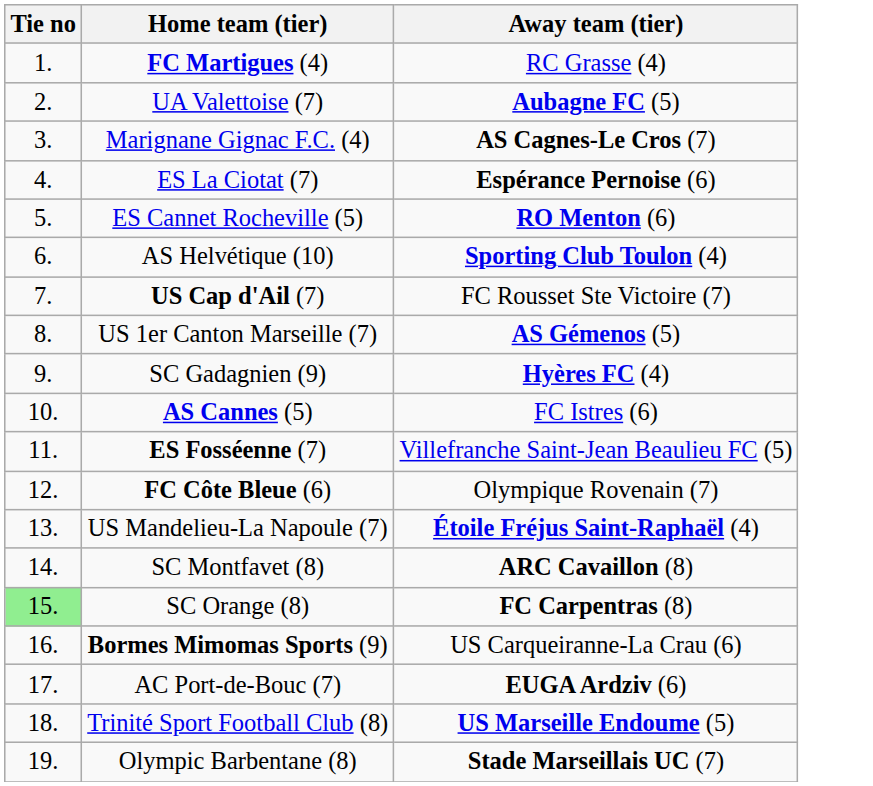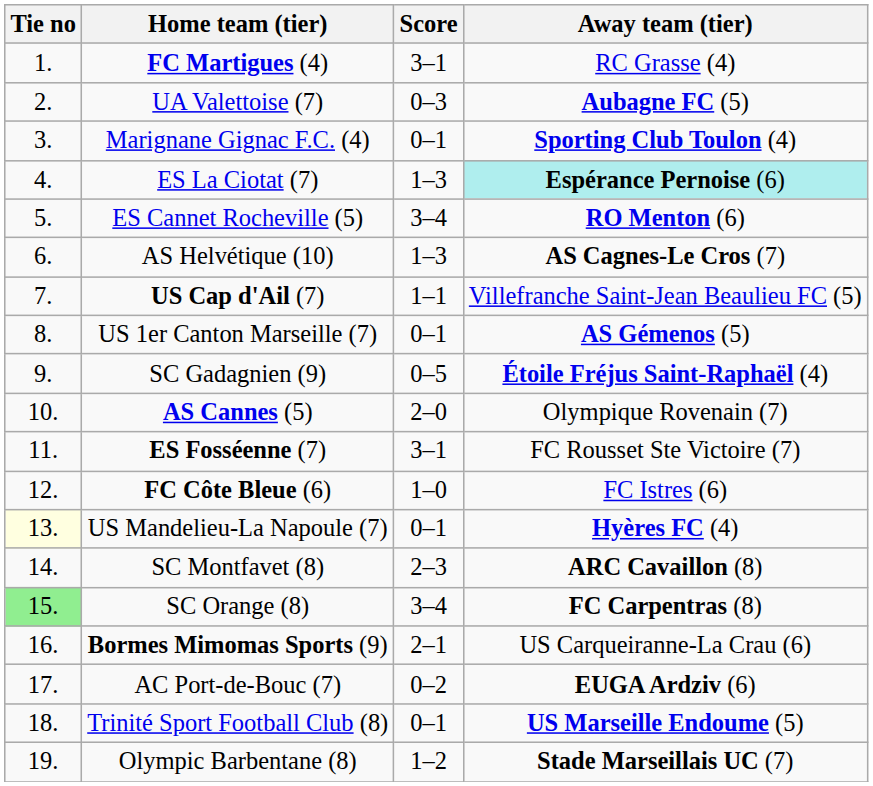+ column: (429, 23)
(596, 140) AS Cagnes-Le Cros (7) -> (665, 140) Sporting Club Toulon (4)
(596, 179) no background -> (665, 179) paleturquoise background
(596, 256) Sporting Club Toulon (4) -> (665, 256) AS Cagnes-Le Cros (7)
(596, 295) FC Rousset Ste Victoire (7) -> (665, 295) Villefranche Saint-Jean Beaulieu FC (5)
(596, 373) Hyères FC (4) -> (665, 373) Étoile Fréjus Saint-Raphaël (4)
(596, 412) FC Istres (6) -> (665, 412) Olympique Rovenain (7)
(596, 450) Villefranche Saint-Jean Beaulieu FC (5) -> (665, 450) FC Rousset Ste Victoire (7)
(596, 489) Olympique Rovenain (7) -> (665, 489) FC Istres (6)
(43, 528) no background -> (43, 528) lightyellow background
(596, 528) Étoile Fréjus Saint-Raphaël (4) -> (665, 528) Hyères FC (4)
